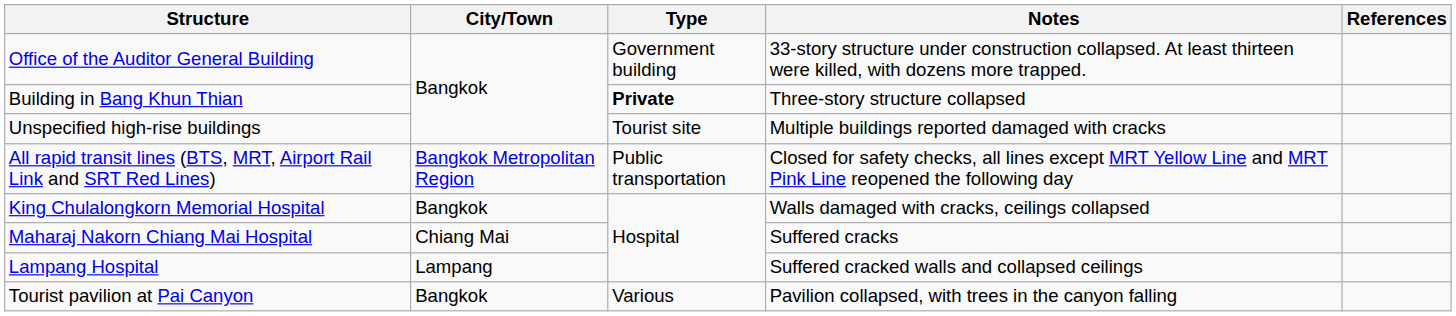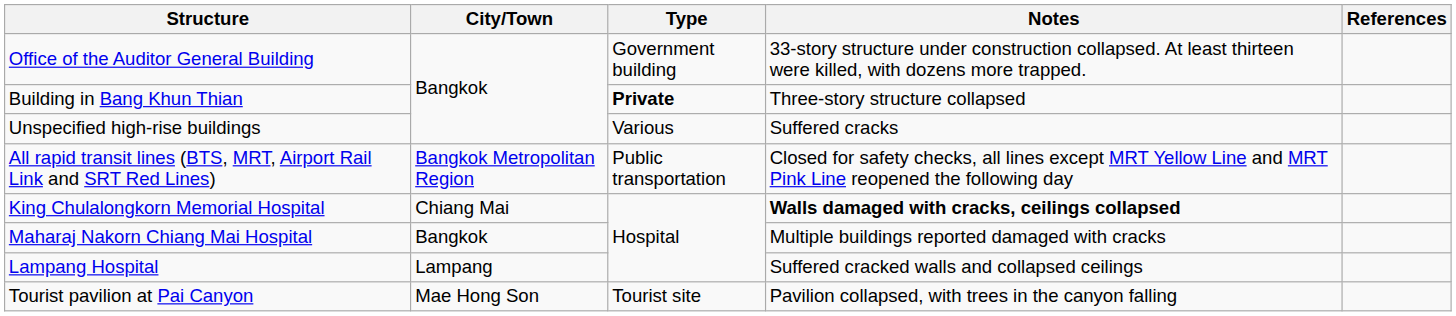(657, 128) Tourist site -> (643, 128) Various
(968, 128) Multiple buildings reported damaged with cracks -> (834, 128) Suffered cracks
(451, 208) Bangkok -> (462, 208) Chiang Mai
(960, 208) normal -> (975, 208) bold
(462, 237) Chiang Mai -> (451, 237) Bangkok
(834, 237) Suffered cracks -> (968, 237) Multiple buildings reported damaged with cracks
(451, 296) Bangkok -> (477, 296) Mae Hong Son
(643, 296) Various -> (657, 296) Tourist site
